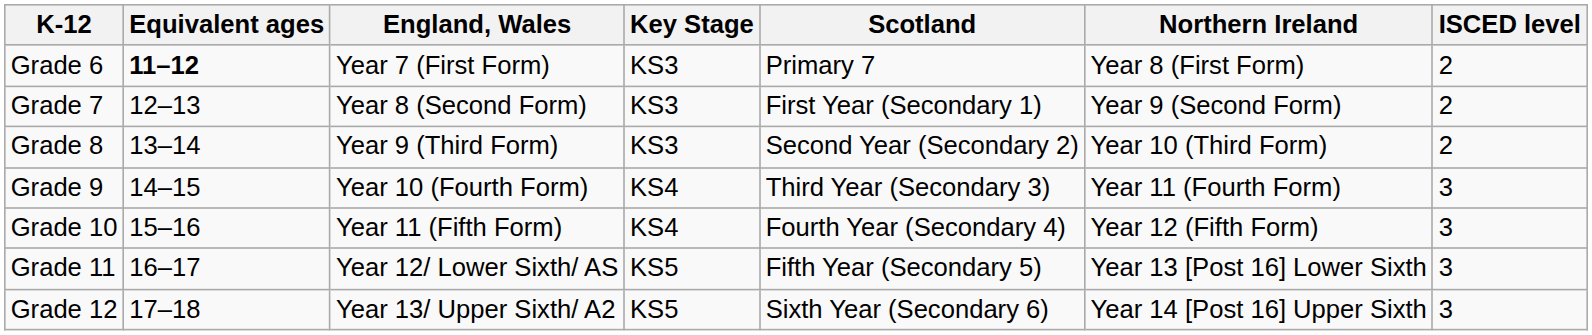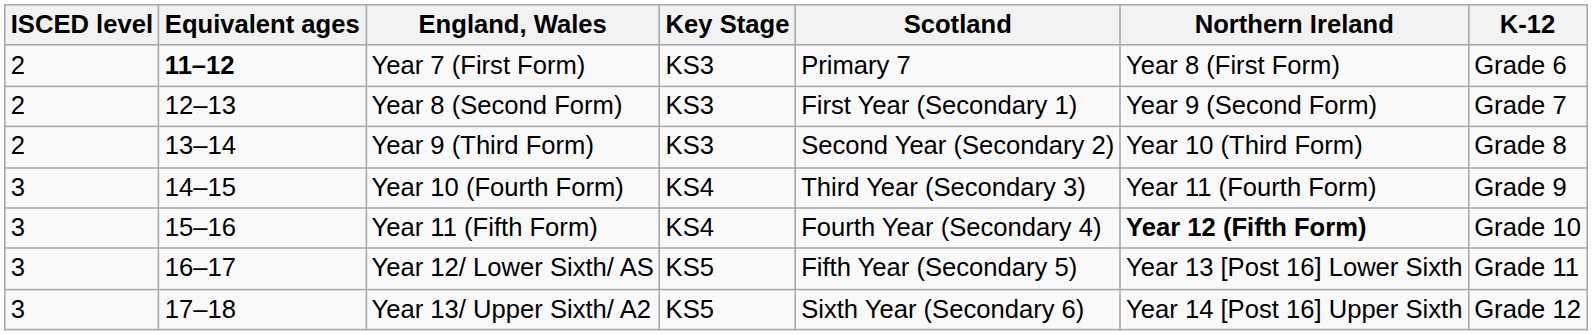columns swapped: (1510, 24) <-> (64, 24)
(1205, 227) normal -> (1246, 227) bold
